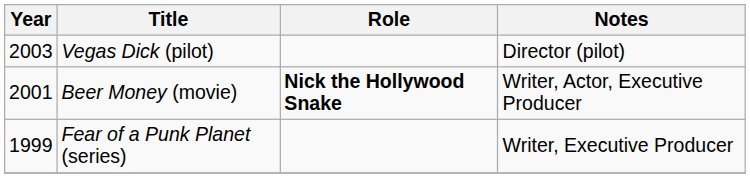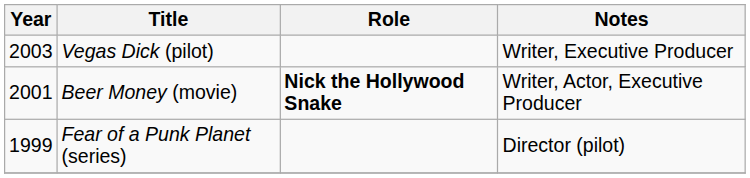(564, 50) Director (pilot) -> (618, 50) Writer, Executive Producer
(618, 145) Writer, Executive Producer -> (564, 145) Director (pilot)
